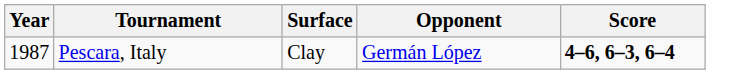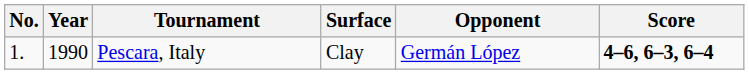+ column: (24, 20)
(29, 52) 1987 -> (68, 52) 1990
